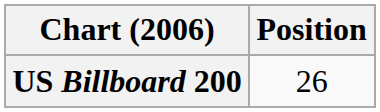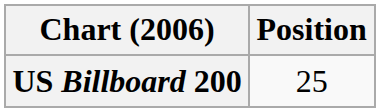(312, 80) 26 -> (312, 80) 25
